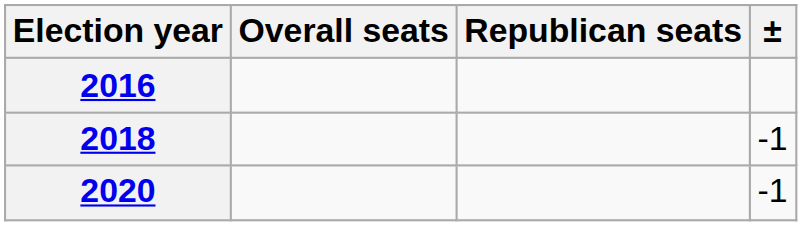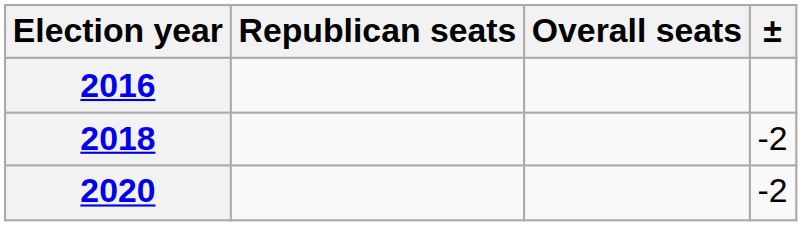columns swapped: (344, 31) <-> (603, 31)
(773, 138) -1 -> (773, 138) -2
(773, 191) -1 -> (773, 191) -2
